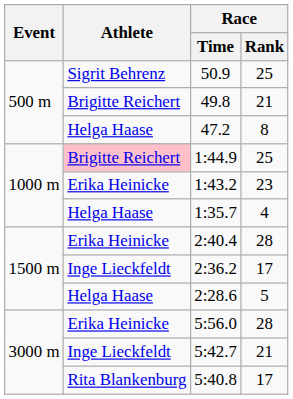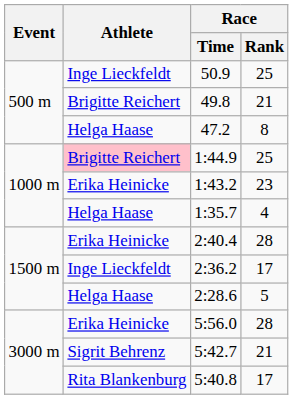(116, 74) Sigrit Behrenz -> (119, 74) Inge Lieckfeldt
(119, 352) Inge Lieckfeldt -> (116, 352) Sigrit Behrenz
